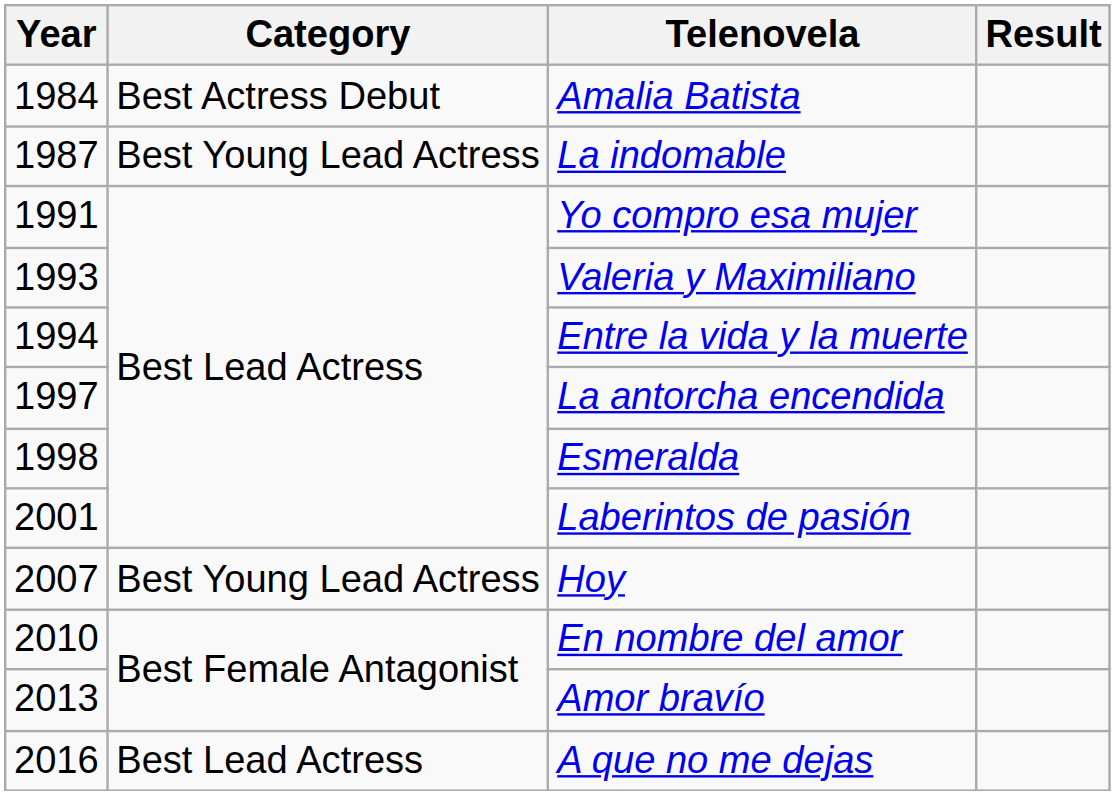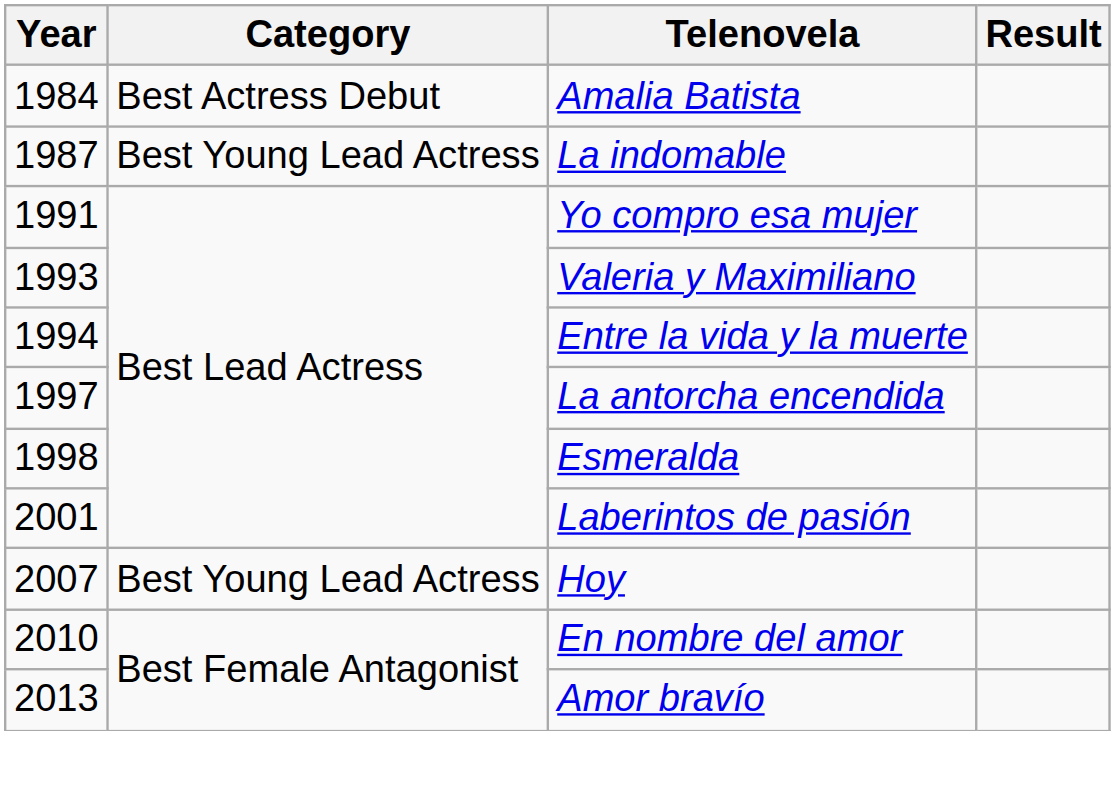- row: (715, 759)
